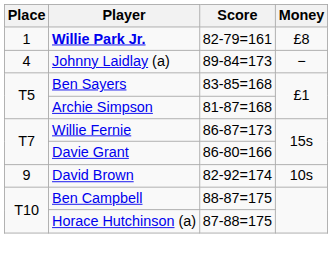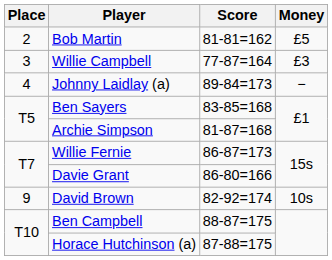- row: (99, 38)
+ row: (87, 38)
+ row: (102, 61)
